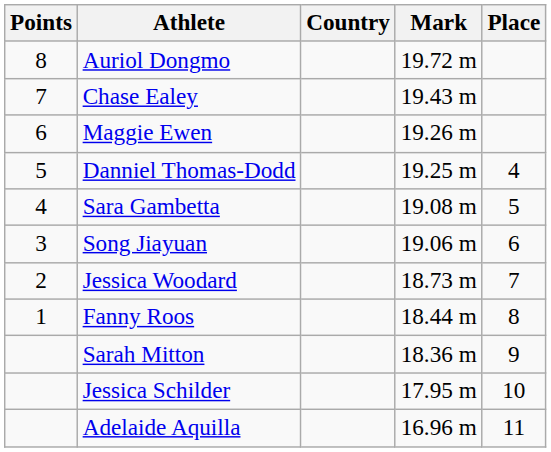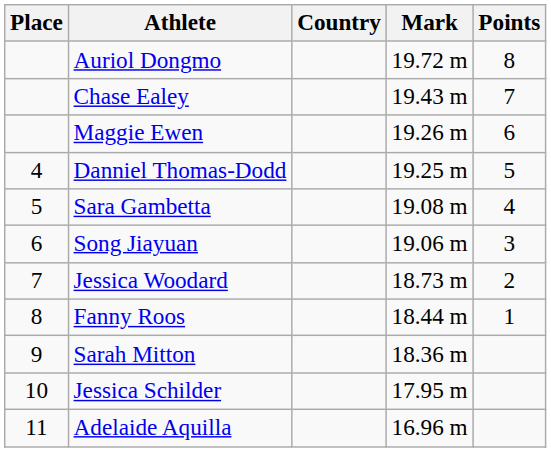columns swapped: (514, 22) <-> (41, 22)
